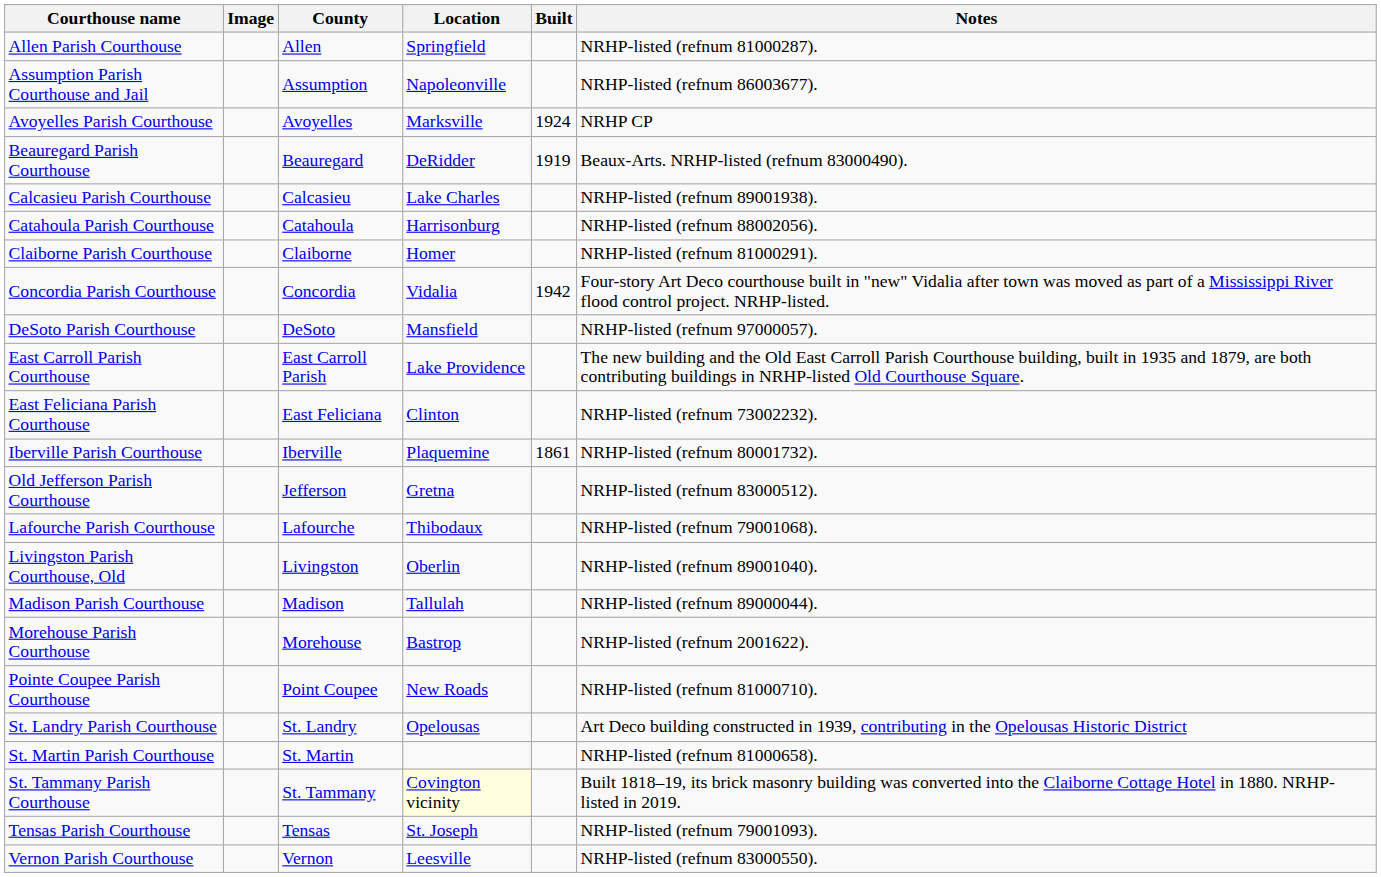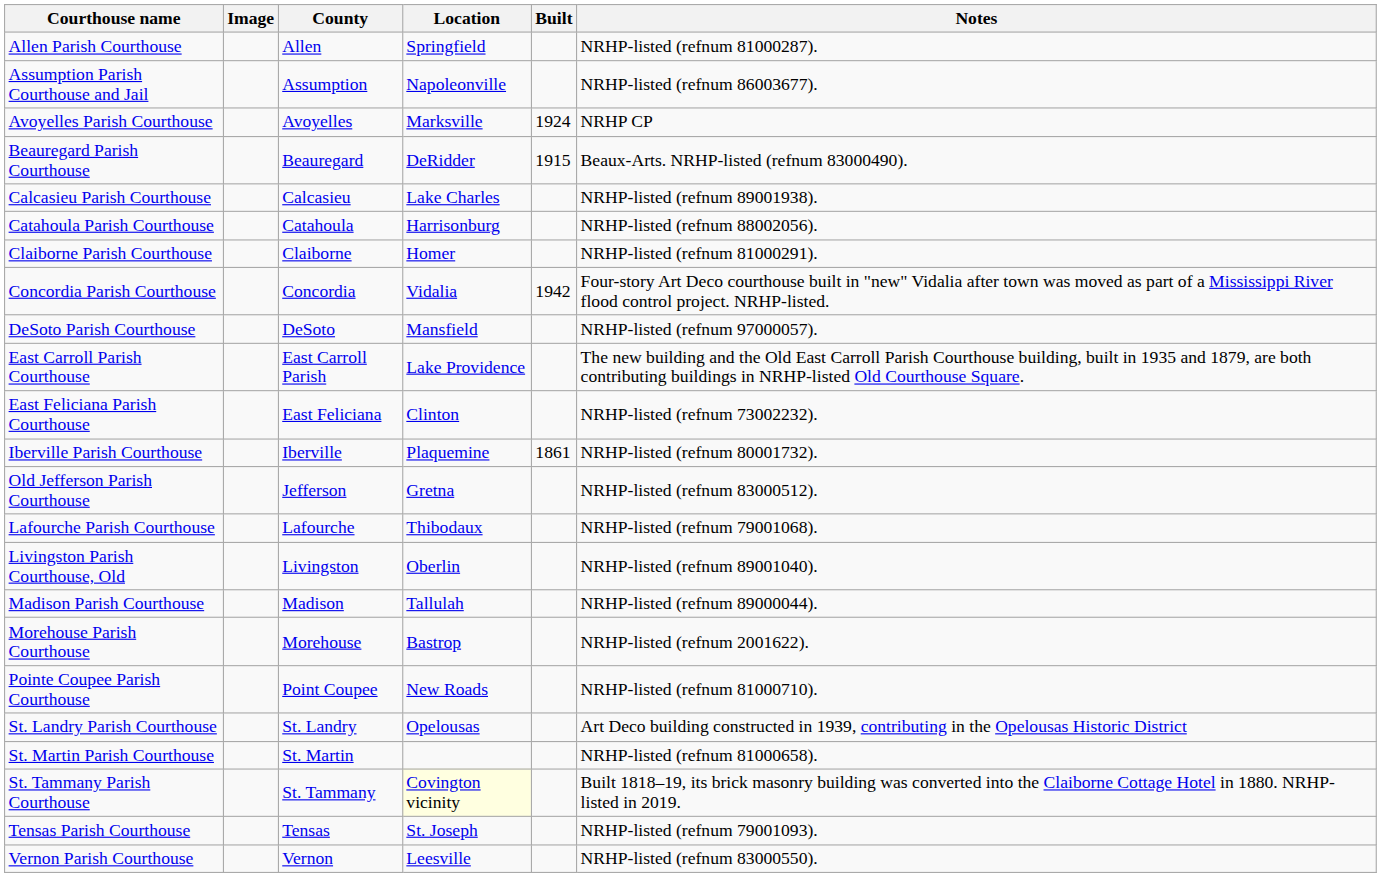(553, 159) 1919 -> (553, 159) 1915
